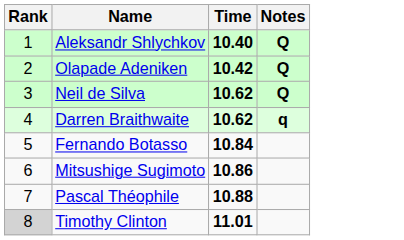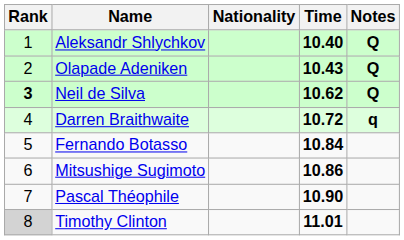+ column: (254, 17)
(233, 68) 10.42 -> (323, 68) 10.43
(28, 94) normal -> (28, 94) bold
(233, 119) 10.62 -> (323, 119) 10.72
(233, 196) 10.88 -> (323, 196) 10.90
